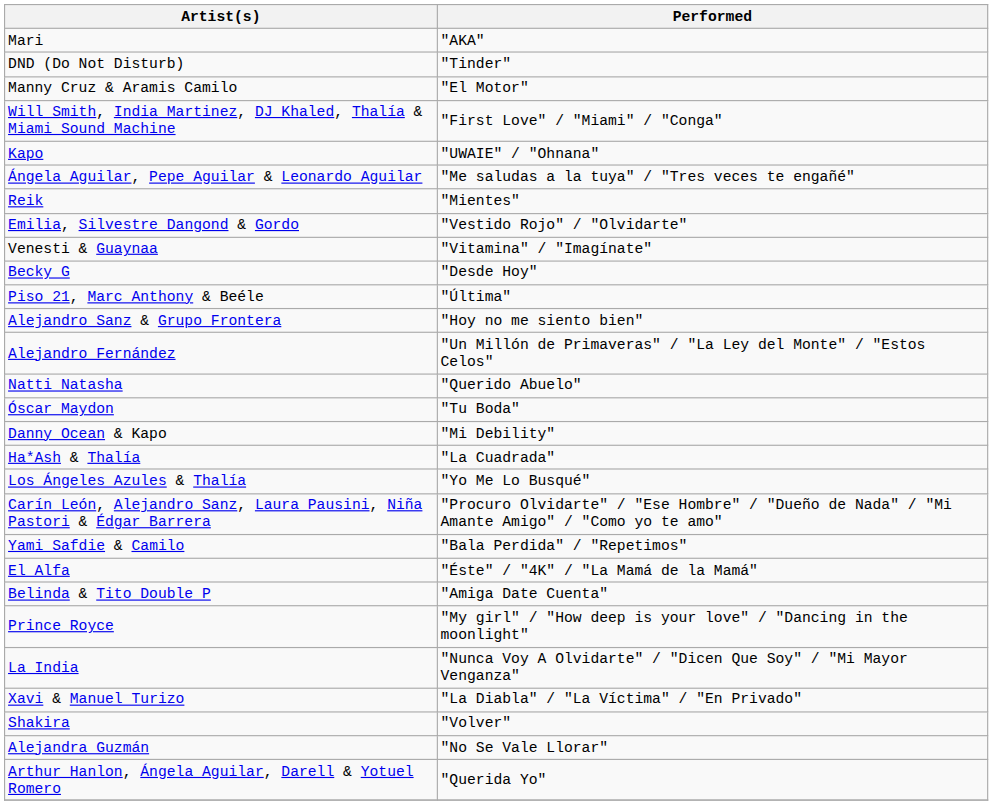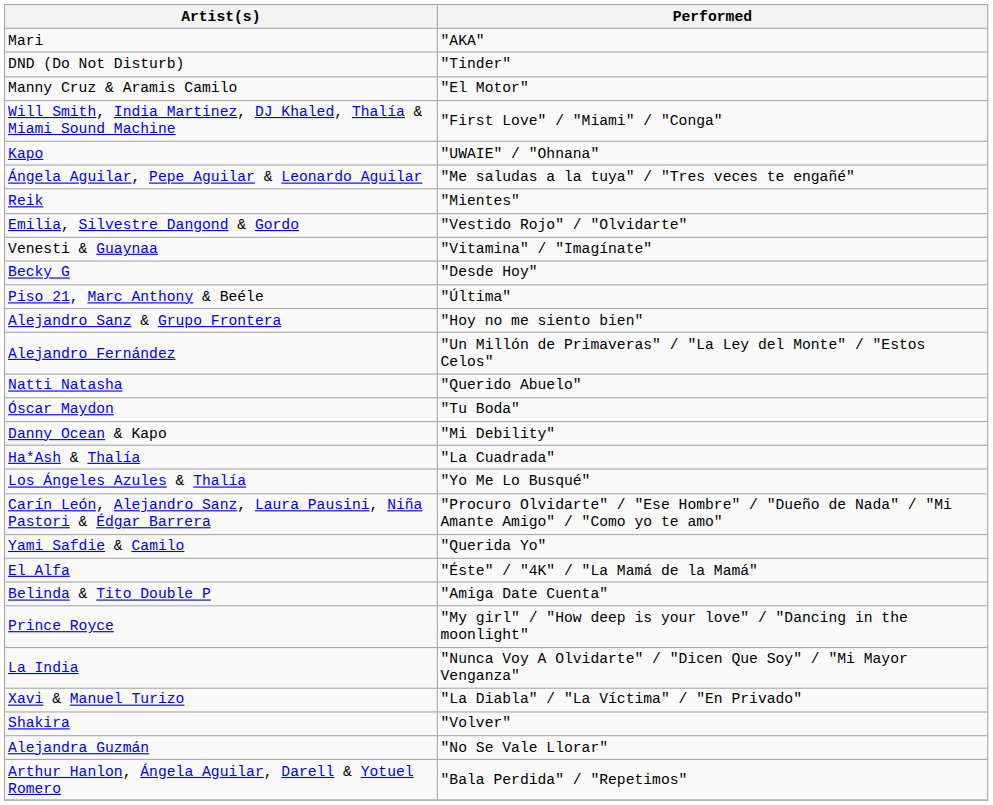(564, 546) "Bala Perdida" / "Repetimos" -> (493, 546) "Querida Yo"
(493, 780) "Querida Yo" -> (564, 780) "Bala Perdida" / "Repetimos"
